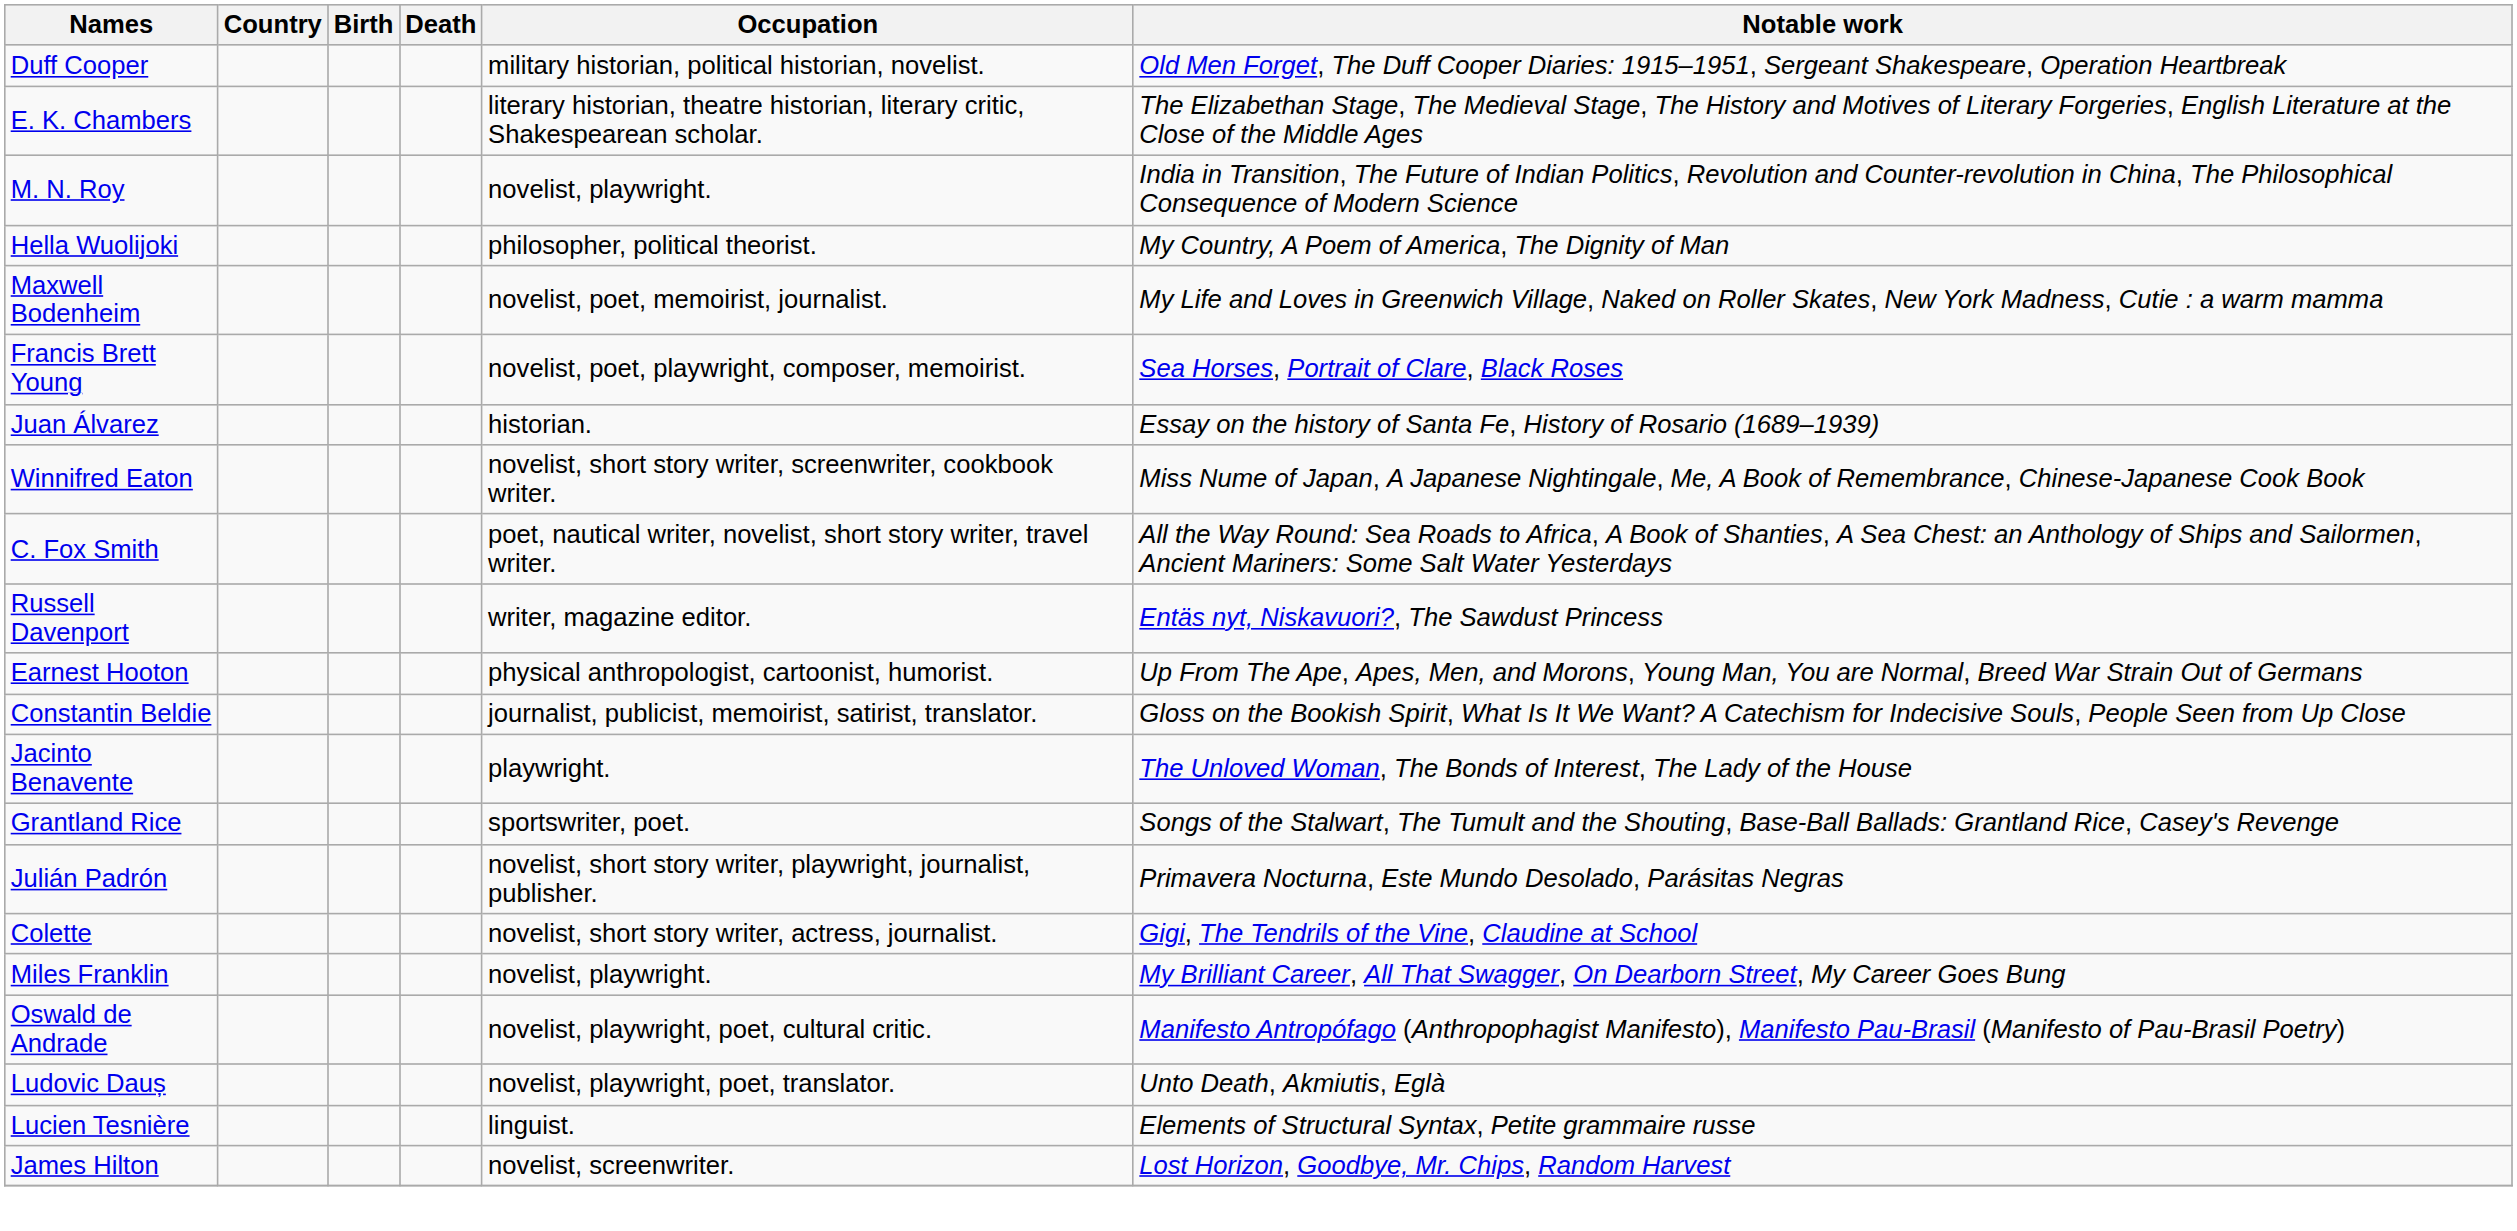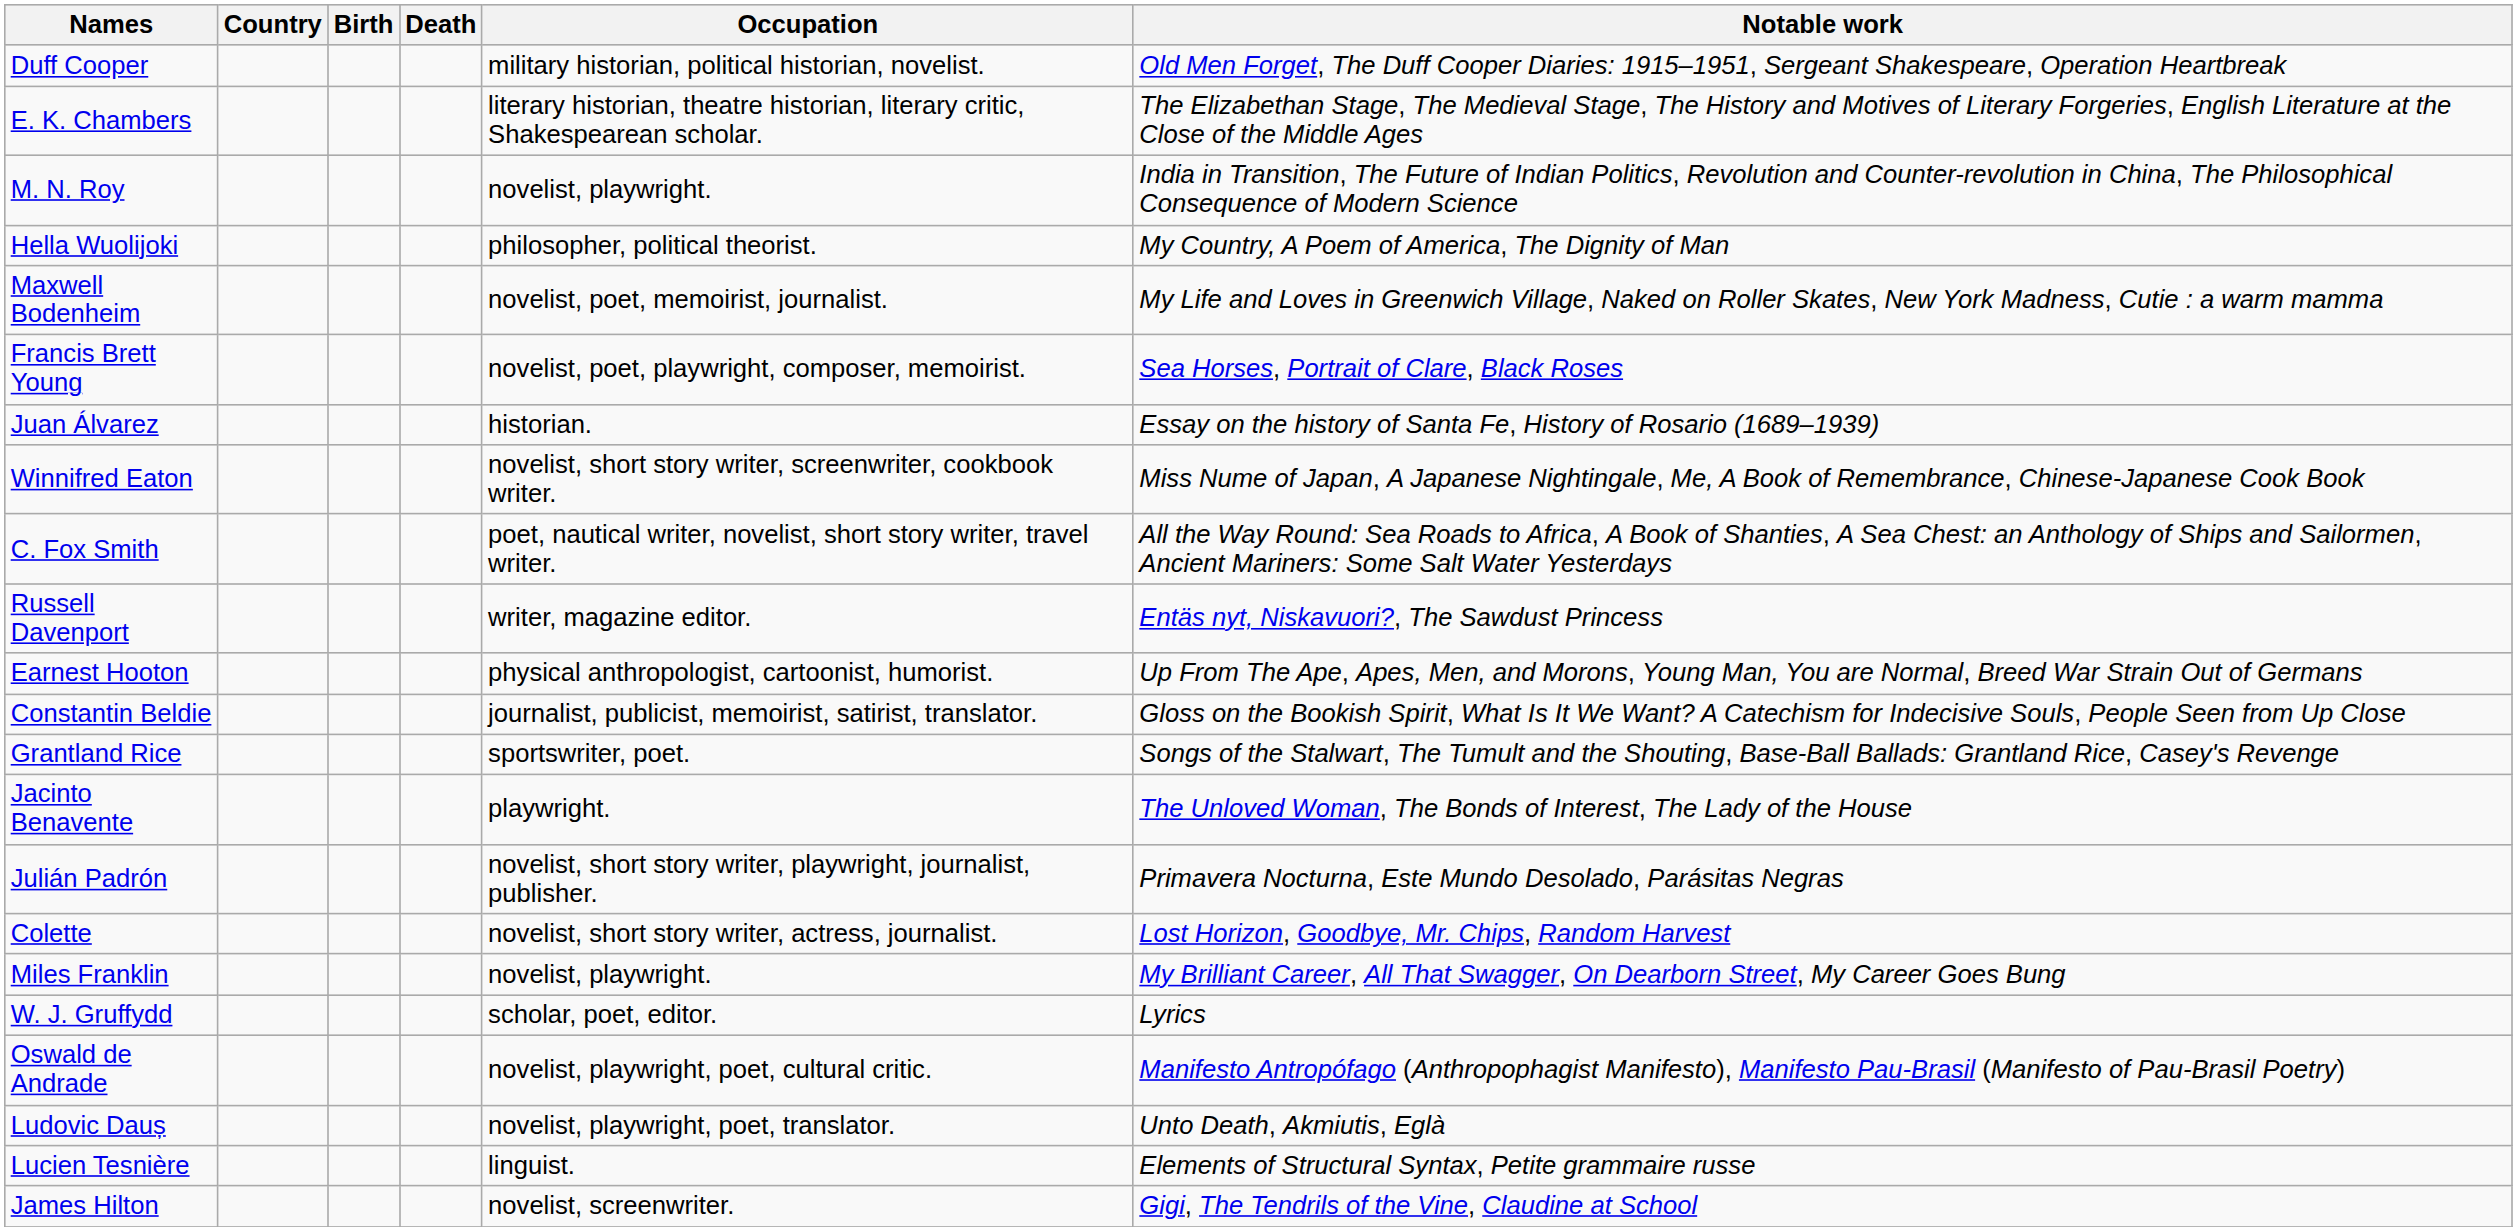rows swapped: (96, 823) <-> (72, 768)
(1418, 933) Gigi, The Tendrils of the Vine, Claudine at School -> (1435, 933) Lost Horizon, Goodbye, Mr. Chips, Random Harvest
+ row: (92, 1014)
(1435, 1165) Lost Horizon, Goodbye, Mr. Chips, Random Harvest -> (1418, 1206) Gigi, The Tendrils of the Vine, Claudine at School
